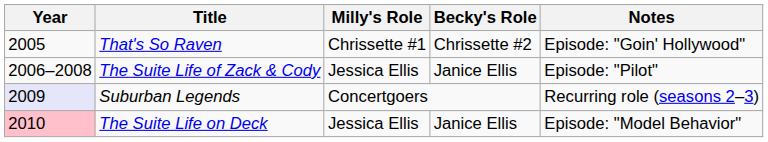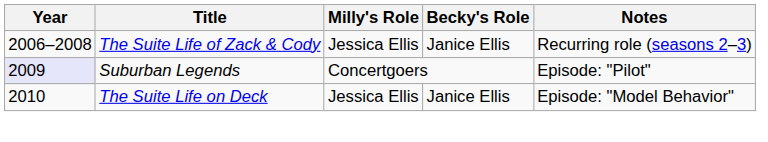- row: (161, 44)
(601, 70) Episode: "Pilot" -> (644, 44) Recurring role (seasons 2–3)
(652, 96) Recurring role (seasons 2–3) -> (594, 70) Episode: "Pilot"
(27, 123) pink background -> (27, 96) no background
